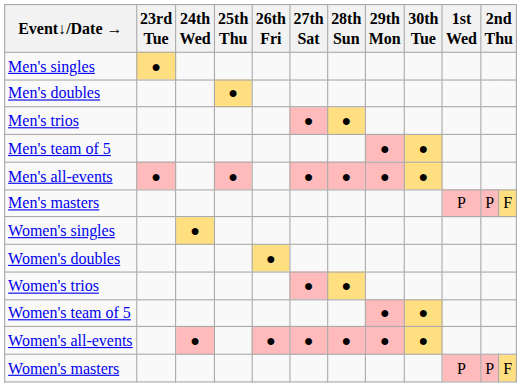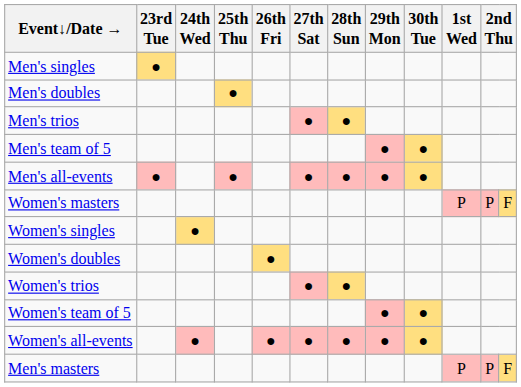rows swapped: (54, 203) <-> (64, 368)
